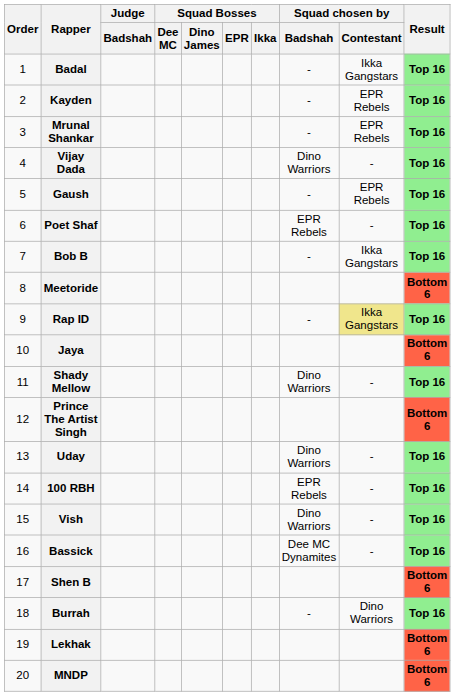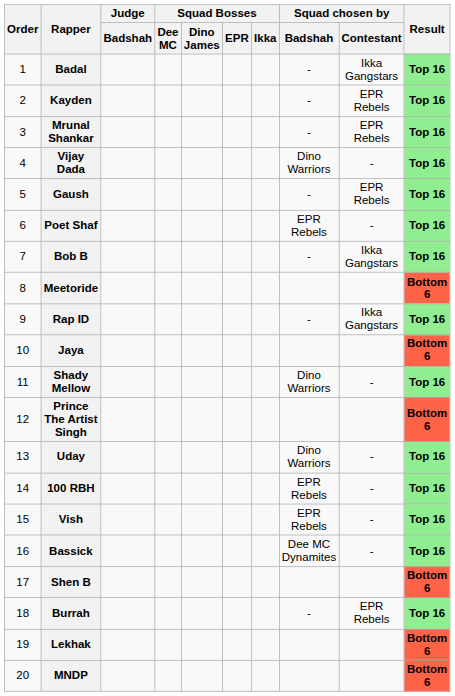(372, 319) khaki background -> (372, 319) no background
(309, 519) Dino Warriors -> (309, 519) EPR Rebels
(372, 613) Dino Warriors -> (372, 613) EPR Rebels
